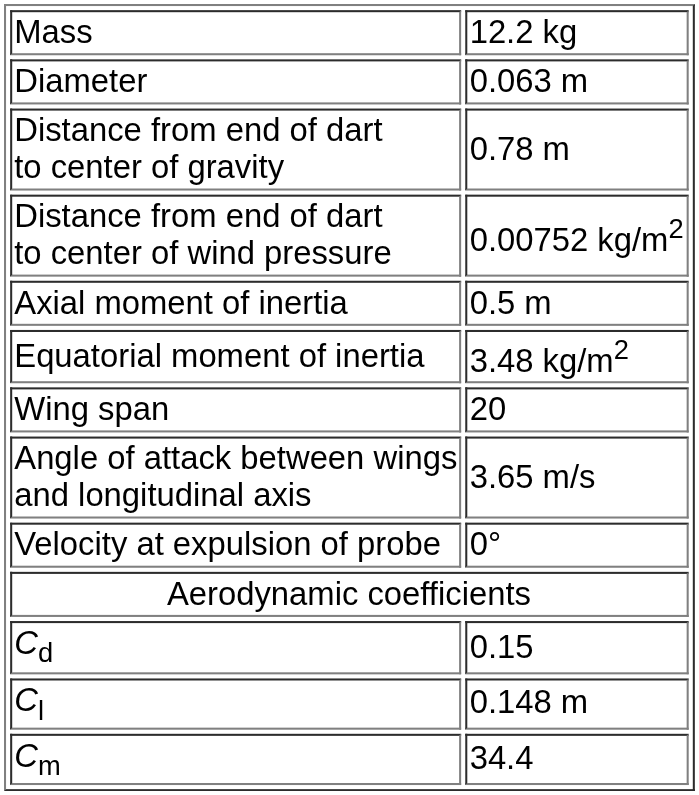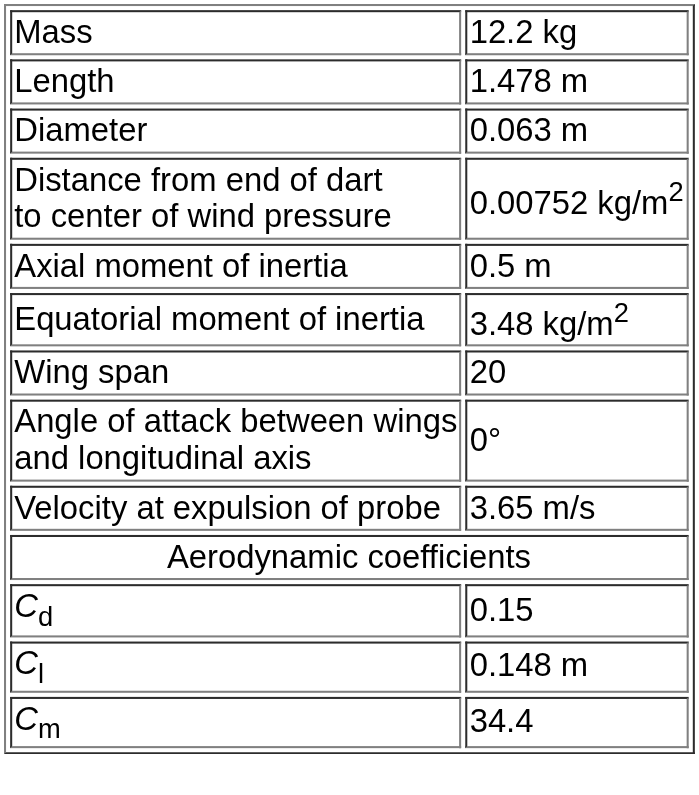+ row: (64, 81)
- row: (198, 149)
(533, 477) 3.65 m/s -> (485, 440) 0°
(485, 545) 0° -> (533, 508) 3.65 m/s
